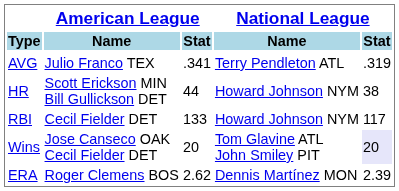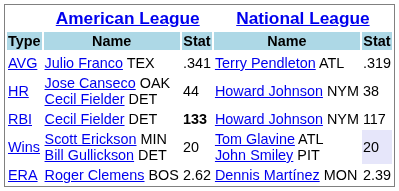(106, 91) Scott Erickson MIN Bill Gullickson DET -> (107, 91) Jose Canseco OAK Cecil Fielder DET
(195, 119) normal -> (195, 119) bold
(107, 147) Jose Canseco OAK Cecil Fielder DET -> (106, 147) Scott Erickson MIN Bill Gullickson DET
